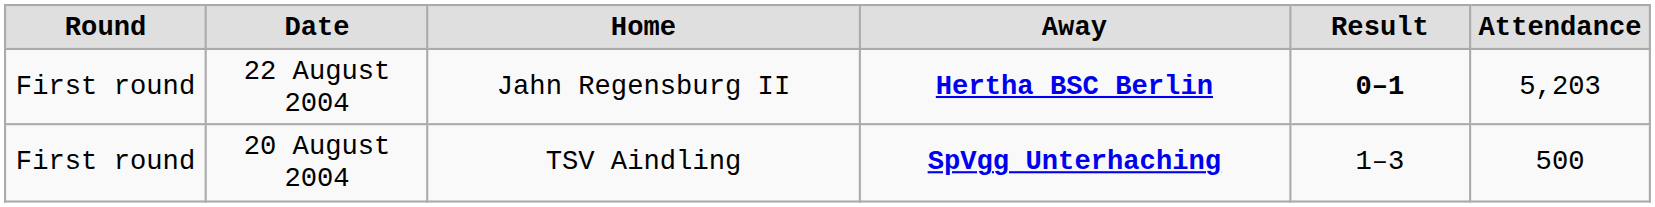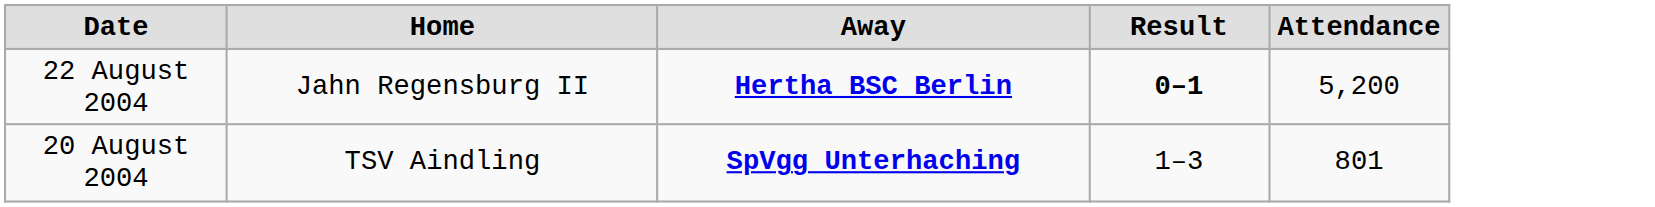- column: (106, 27)
(1560, 87) 5,203 -> (1359, 87) 5,200
(1560, 163) 500 -> (1359, 163) 801
